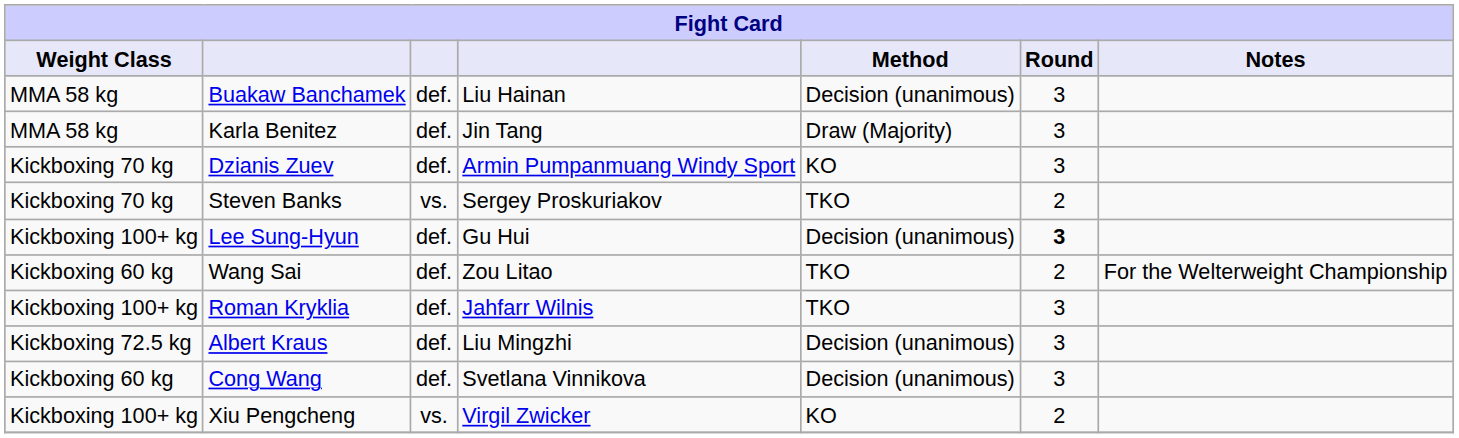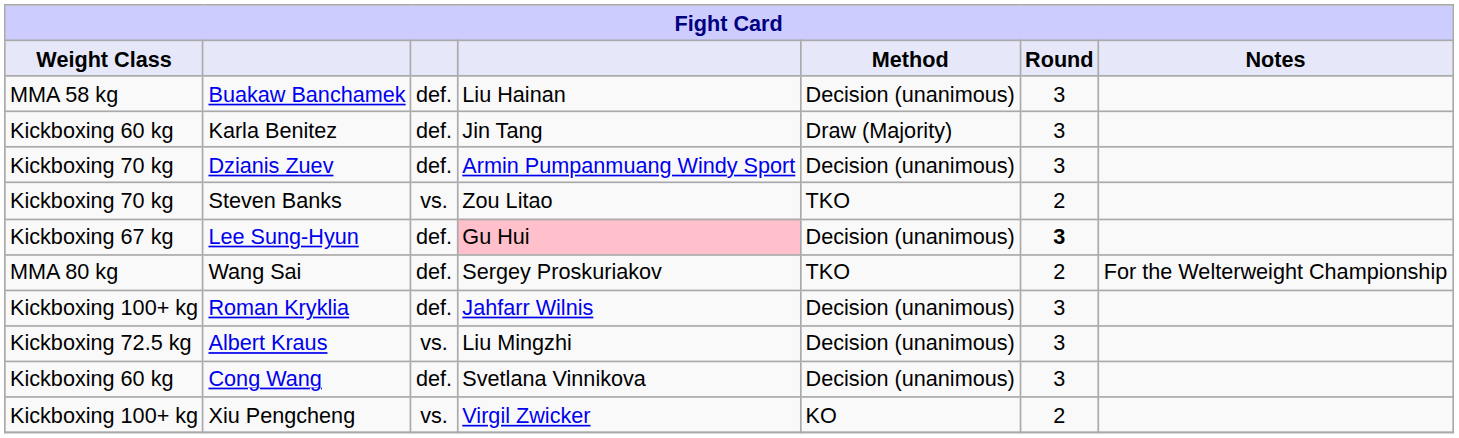(64, 129) MMA 58 kg -> (92, 129) Kickboxing 60 kg
(821, 165) KO -> (910, 165) Decision (unanimous)
(562, 201) Sergey Proskuriakov -> (507, 201) Zou Litao
(104, 236) Kickboxing 100+ kg -> (92, 236) Kickboxing 67 kg
(496, 236) no background -> (496, 236) pink background
(92, 272) Kickboxing 60 kg -> (64, 272) MMA 80 kg
(507, 272) Zou Litao -> (562, 272) Sergey Proskuriakov
(828, 308) TKO -> (910, 308) Decision (unanimous)
(434, 343) def. -> (434, 343) vs.
